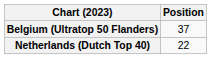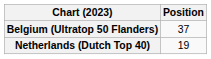(183, 45) 22 -> (183, 45) 19
